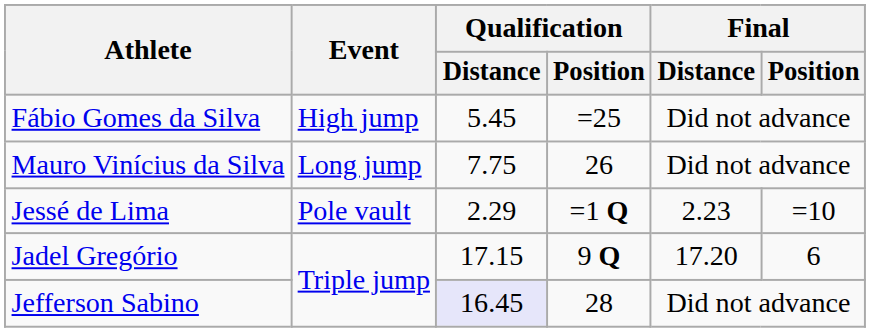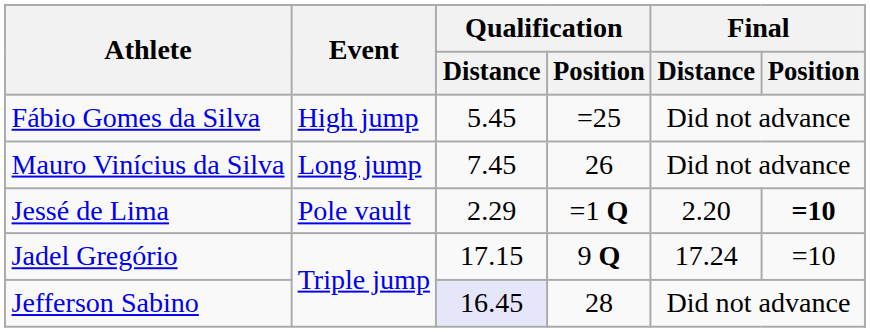(492, 164) 7.75 -> (492, 164) 7.45
(706, 210) 2.23 -> (706, 210) 2.20
(814, 210) normal -> (814, 210) bold
(706, 257) 17.20 -> (706, 257) 17.24
(814, 257) 6 -> (814, 257) =10
